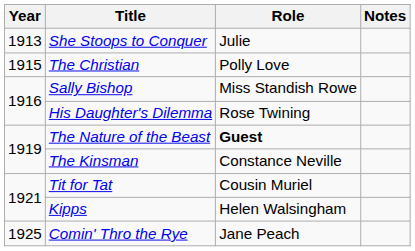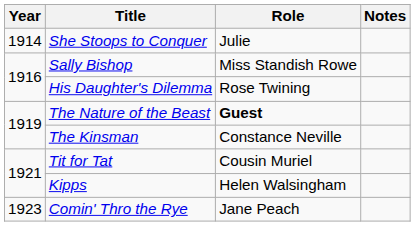(25, 40) 1913 -> (25, 40) 1914
- row: (94, 64)
(25, 233) 1925 -> (25, 209) 1923
